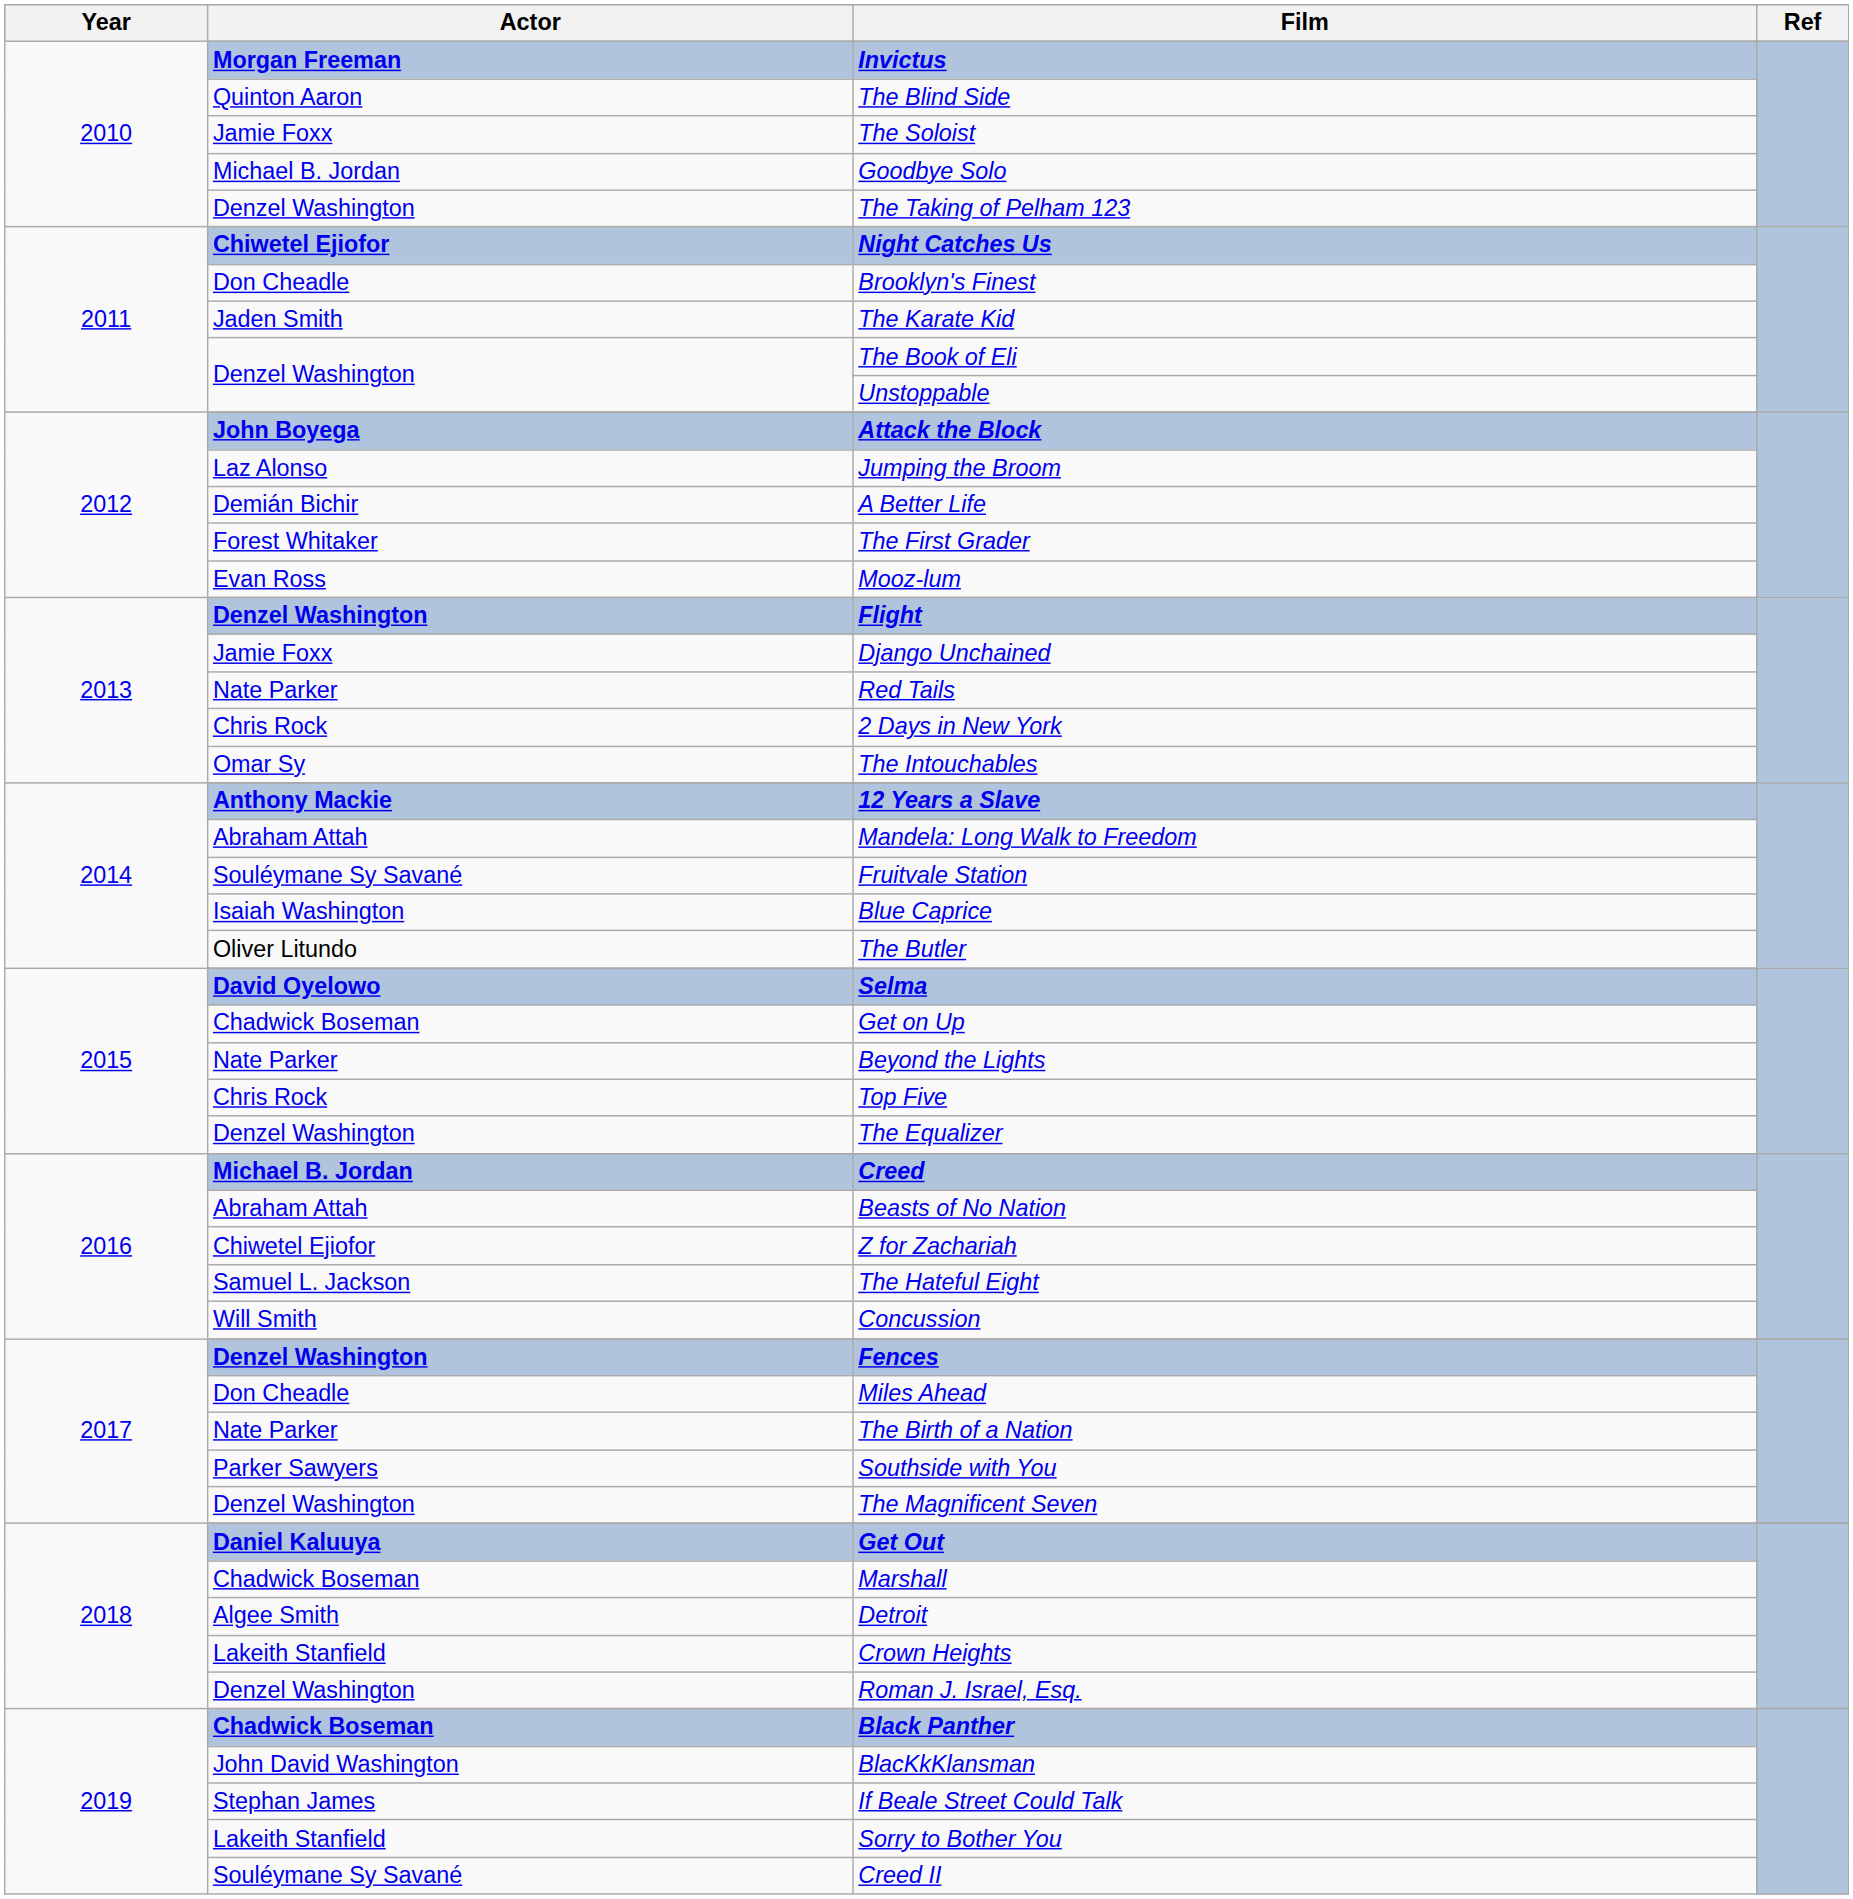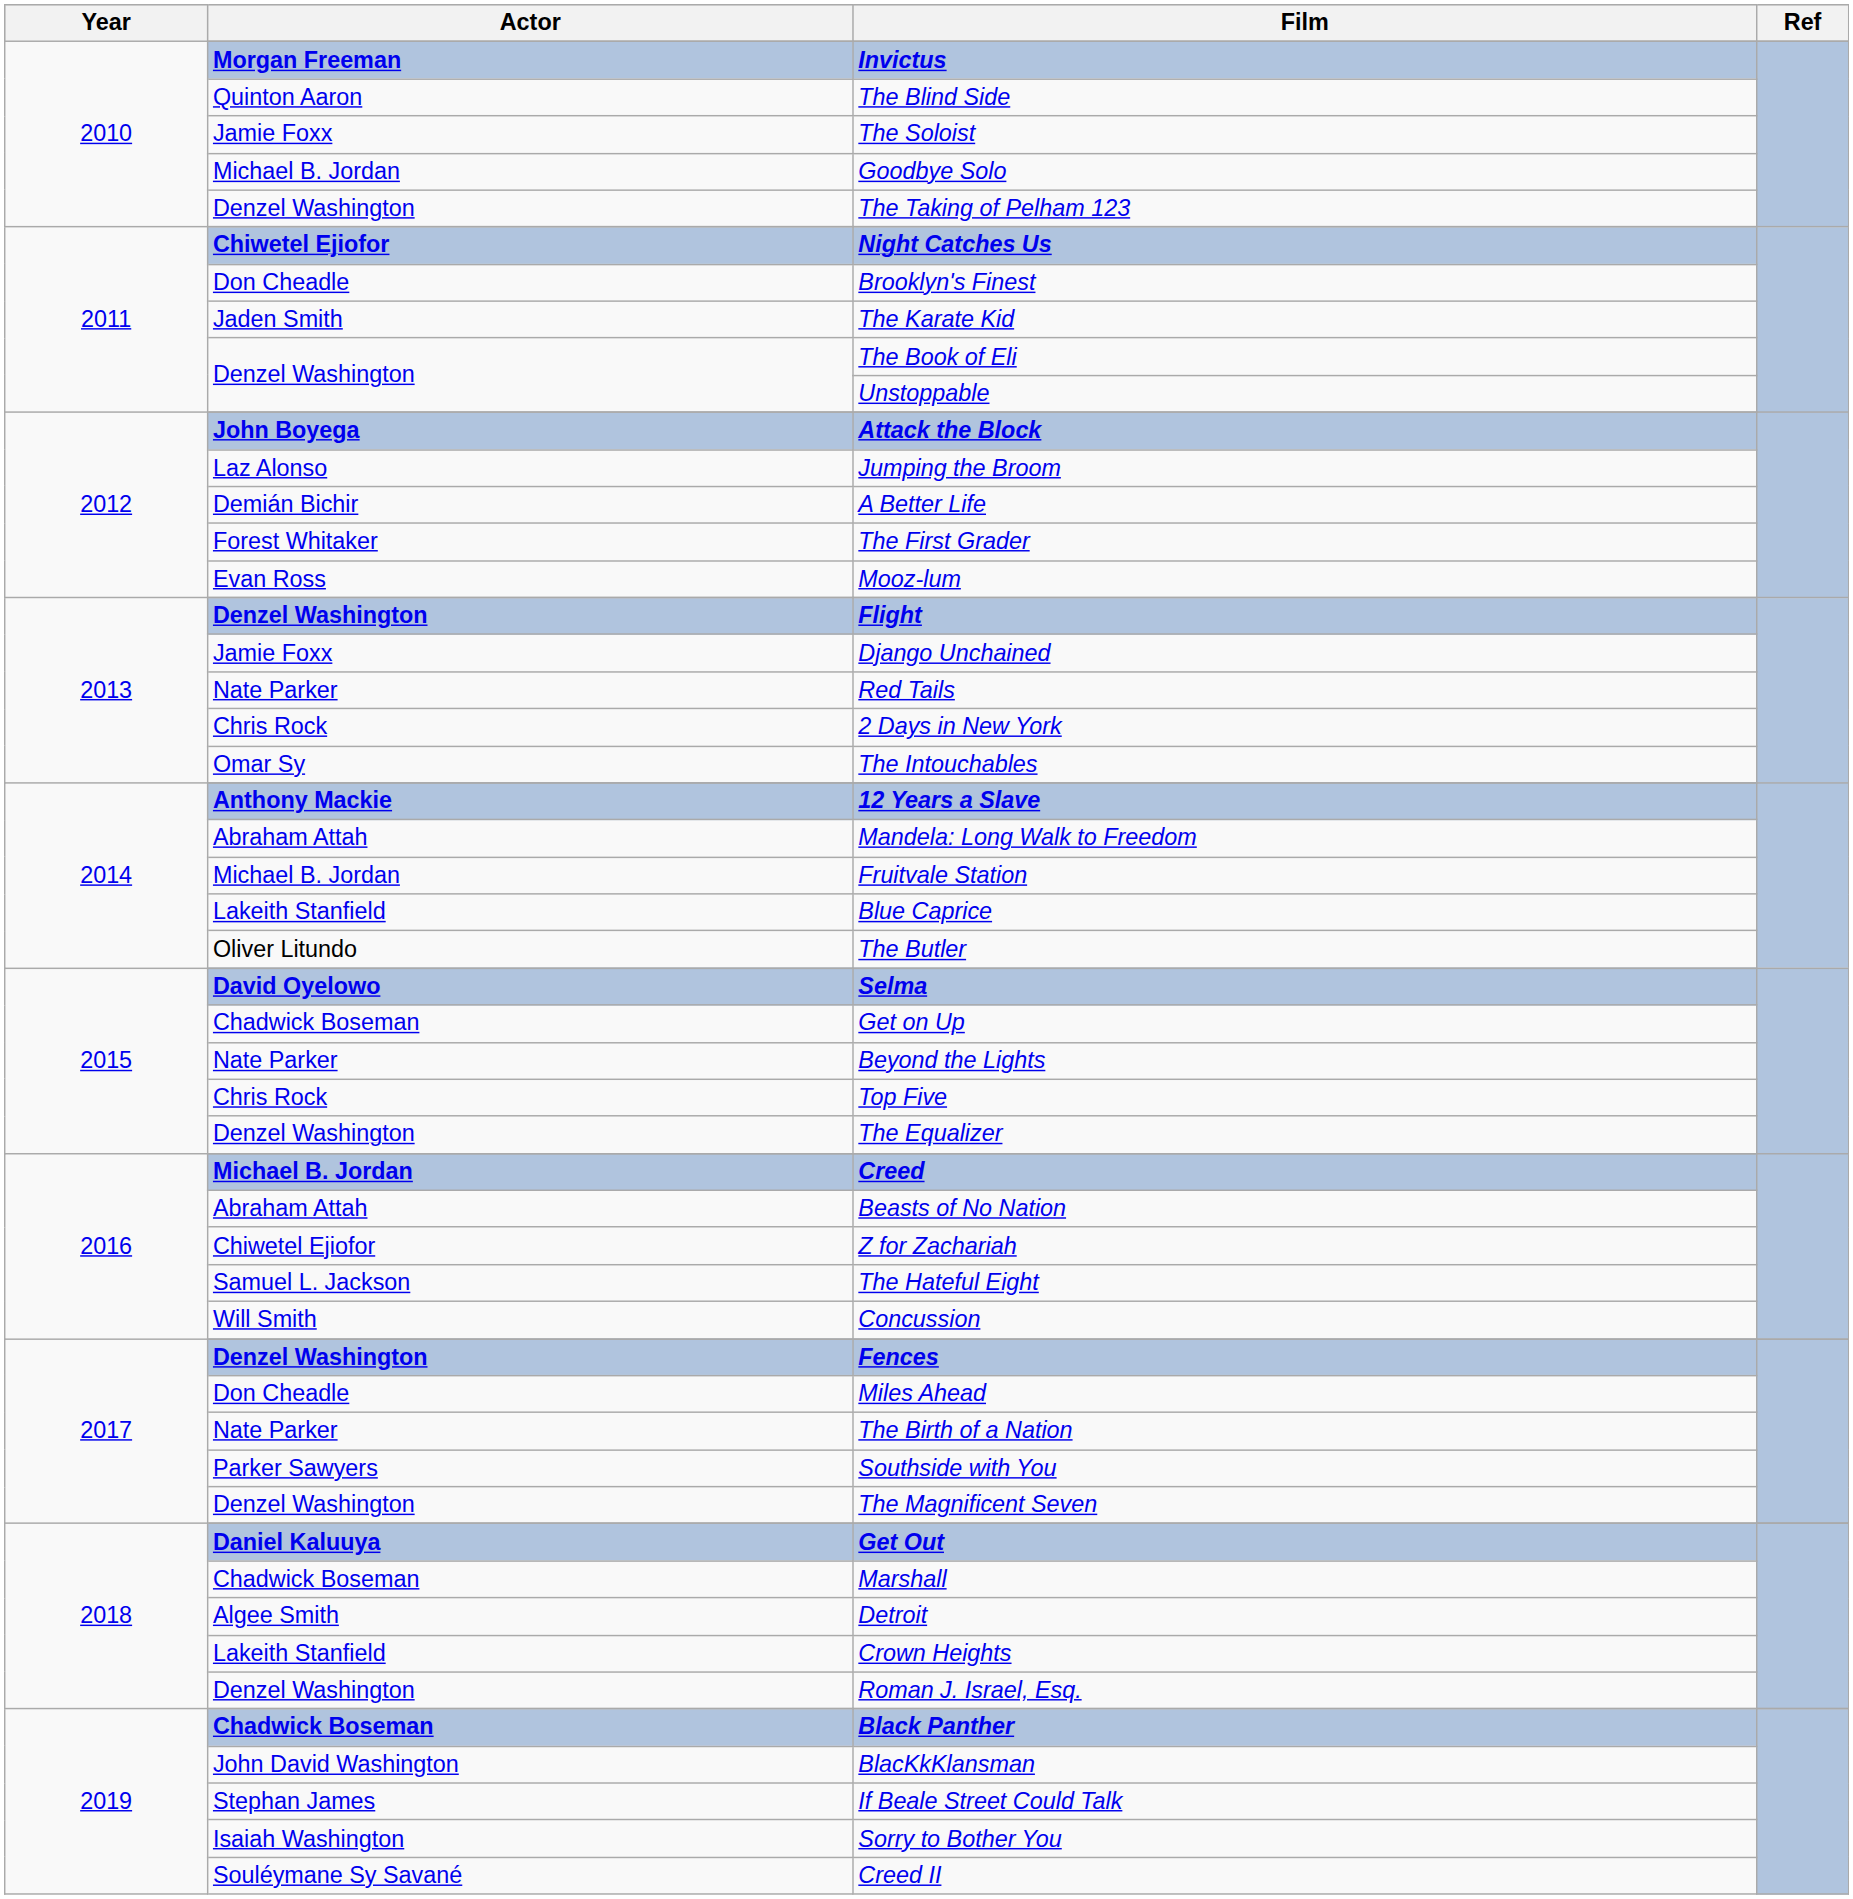(338, 875) Souléymane Sy Savané -> (306, 875) Michael B. Jordan
(309, 912) Isaiah Washington -> (299, 912) Lakeith Stanfield
(299, 1838) Lakeith Stanfield -> (309, 1838) Isaiah Washington
